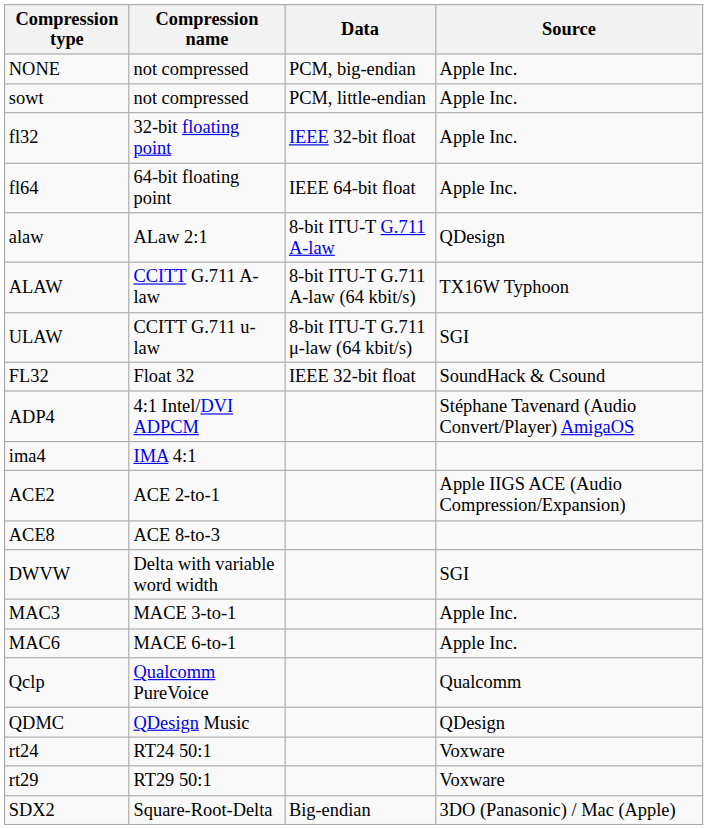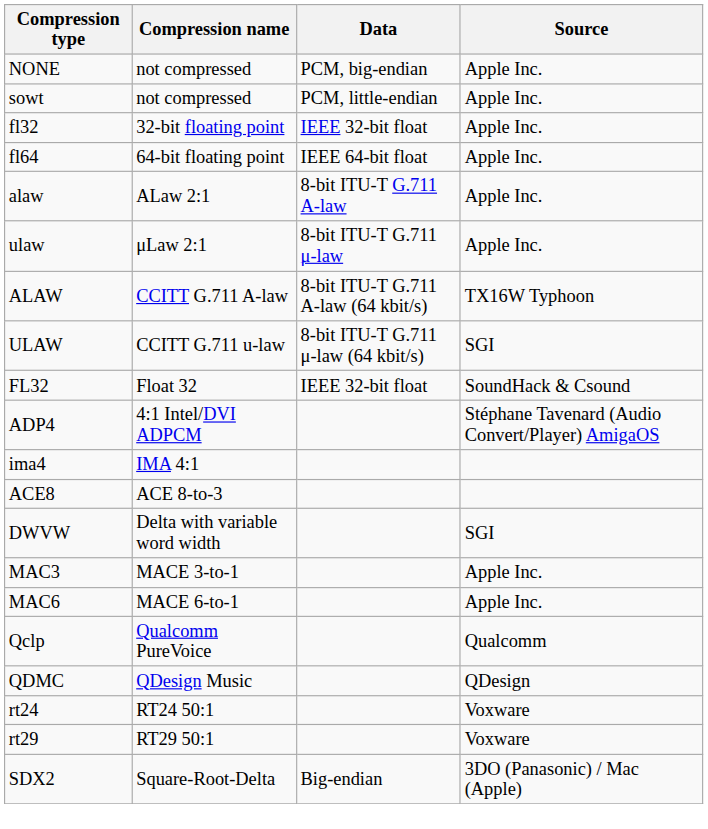(472, 237) QDesign -> (504, 196) Apple Inc.
+ row: (27, 245)
- row: (32, 495)
